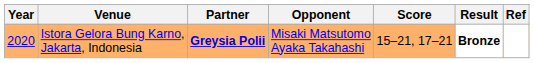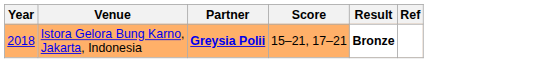- column: (321, 15)
(21, 41) 2020 -> (21, 41) 2018
